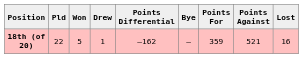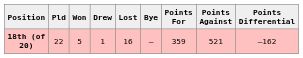columns swapped: (286, 17) <-> (147, 17)
